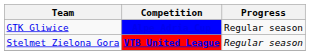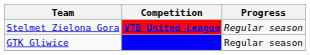rows swapped: (63, 42) <-> (38, 27)
